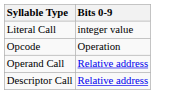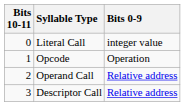+ column: (19, 19)
